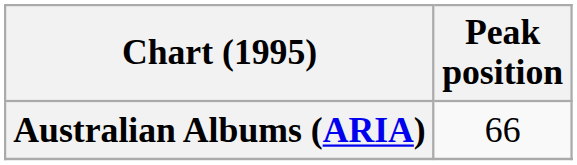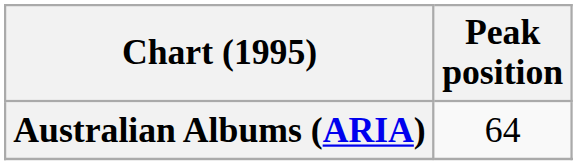(503, 129) 66 -> (503, 129) 64
